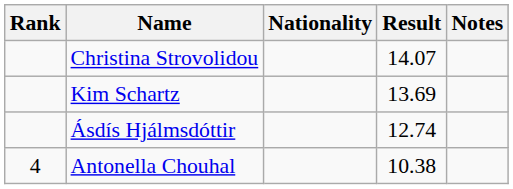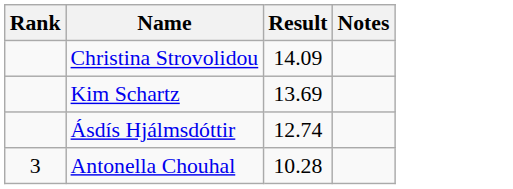- column: (320, 22)
(412, 58) 14.07 -> (298, 58) 14.09
(35, 165) 4 -> (35, 165) 3
(412, 165) 10.38 -> (298, 165) 10.28
